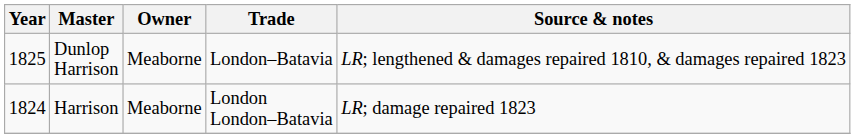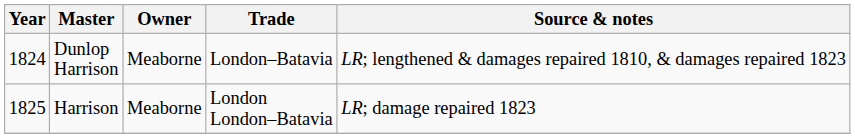(27, 58) 1825 -> (27, 58) 1824
(27, 108) 1824 -> (27, 108) 1825
